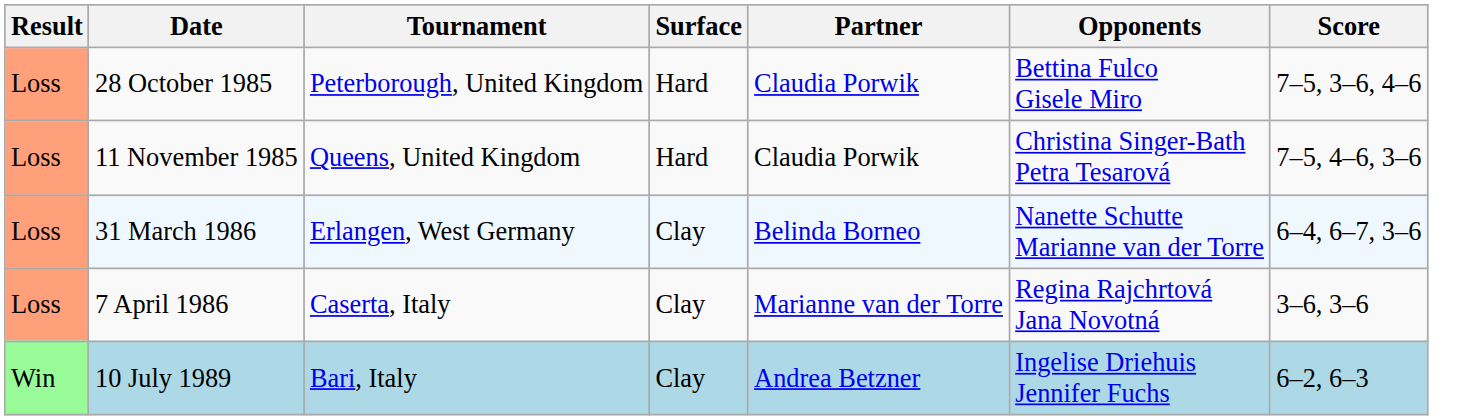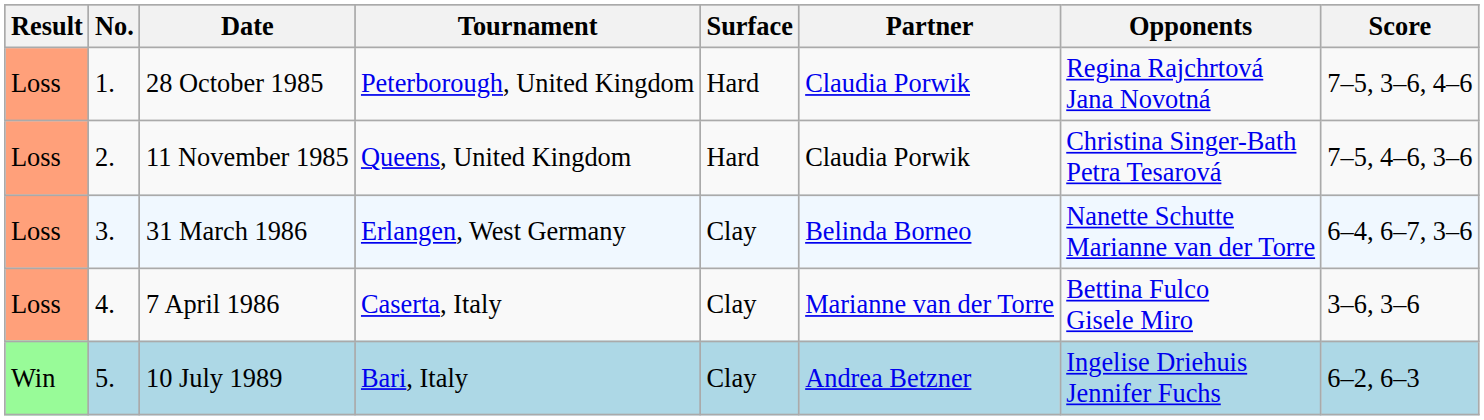+ column: (114, 25)
(1087, 83) Bettina Fulco Gisele Miro -> (1165, 83) Regina Rajchrtová Jana Novotná
(1114, 303) Regina Rajchrtová Jana Novotná -> (1138, 303) Bettina Fulco Gisele Miro
